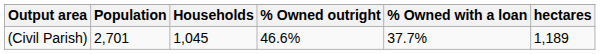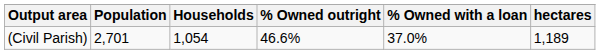(191, 37) 1,045 -> (191, 37) 1,054
(407, 37) 37.7% -> (407, 37) 37.0%
